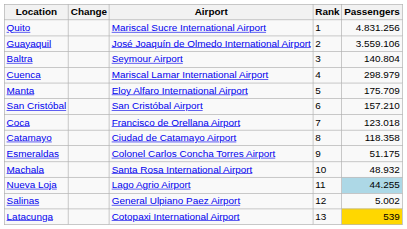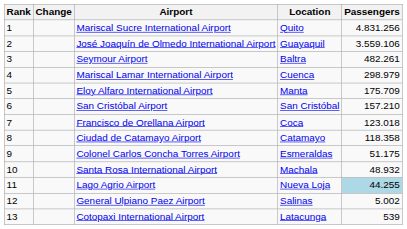columns swapped: (327, 12) <-> (36, 12)
(382, 59) 140.804 -> (382, 59) 482.261
(392, 216) gold background -> (392, 216) no background
